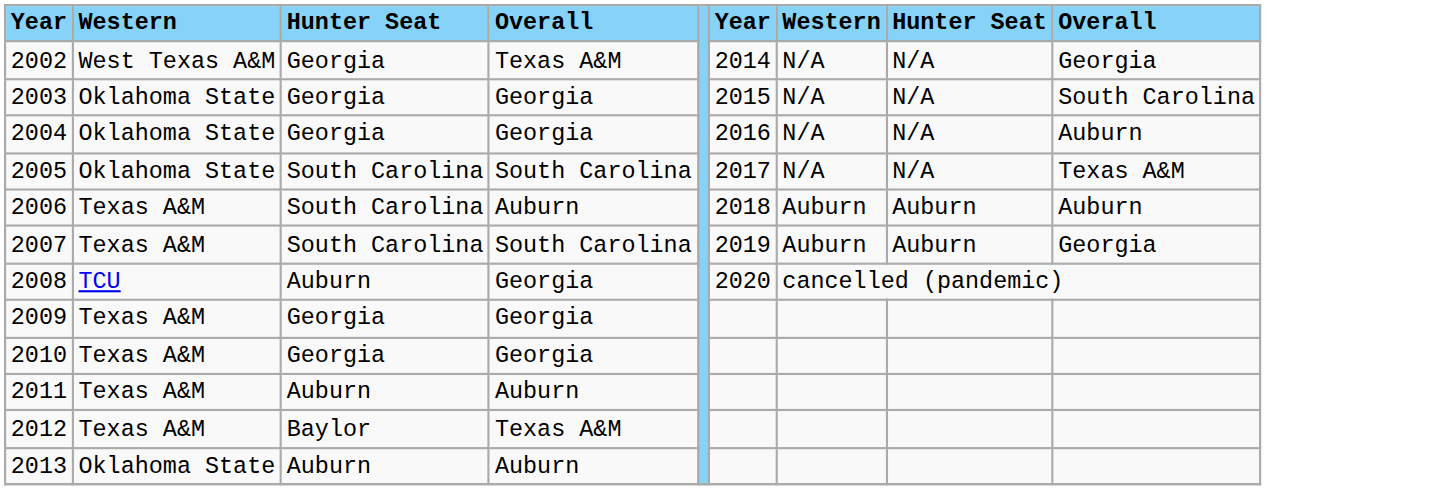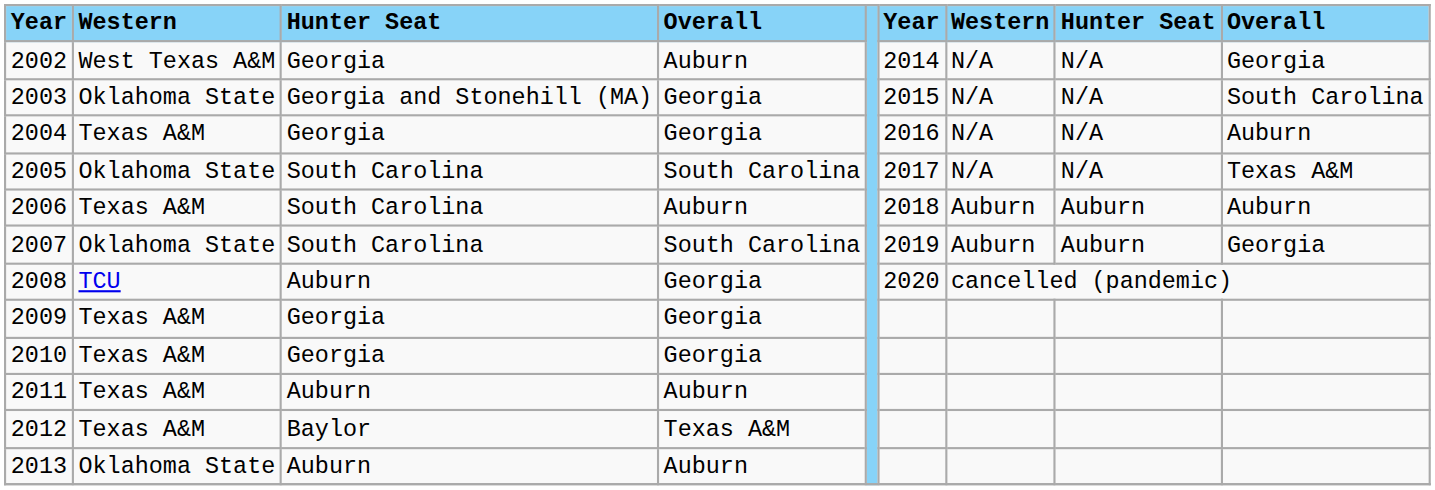(558, 60) Texas A&M -> (706, 60) Auburn
(336, 97) Georgia -> (469, 97) Georgia and Stonehill (MA)
(177, 134) Oklahoma State -> (142, 134) Texas A&M
(142, 245) Texas A&M -> (177, 245) Oklahoma State
